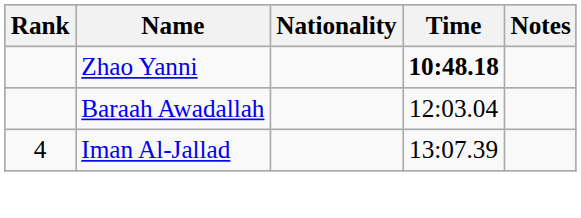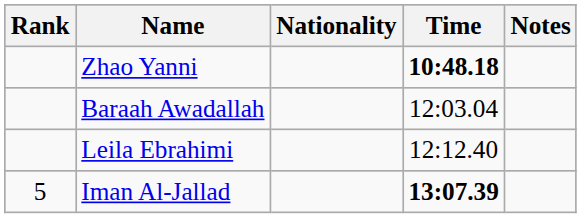+ row: (157, 150)
(40, 150) 4 -> (40, 191) 5
(454, 150) normal -> (454, 191) bold
